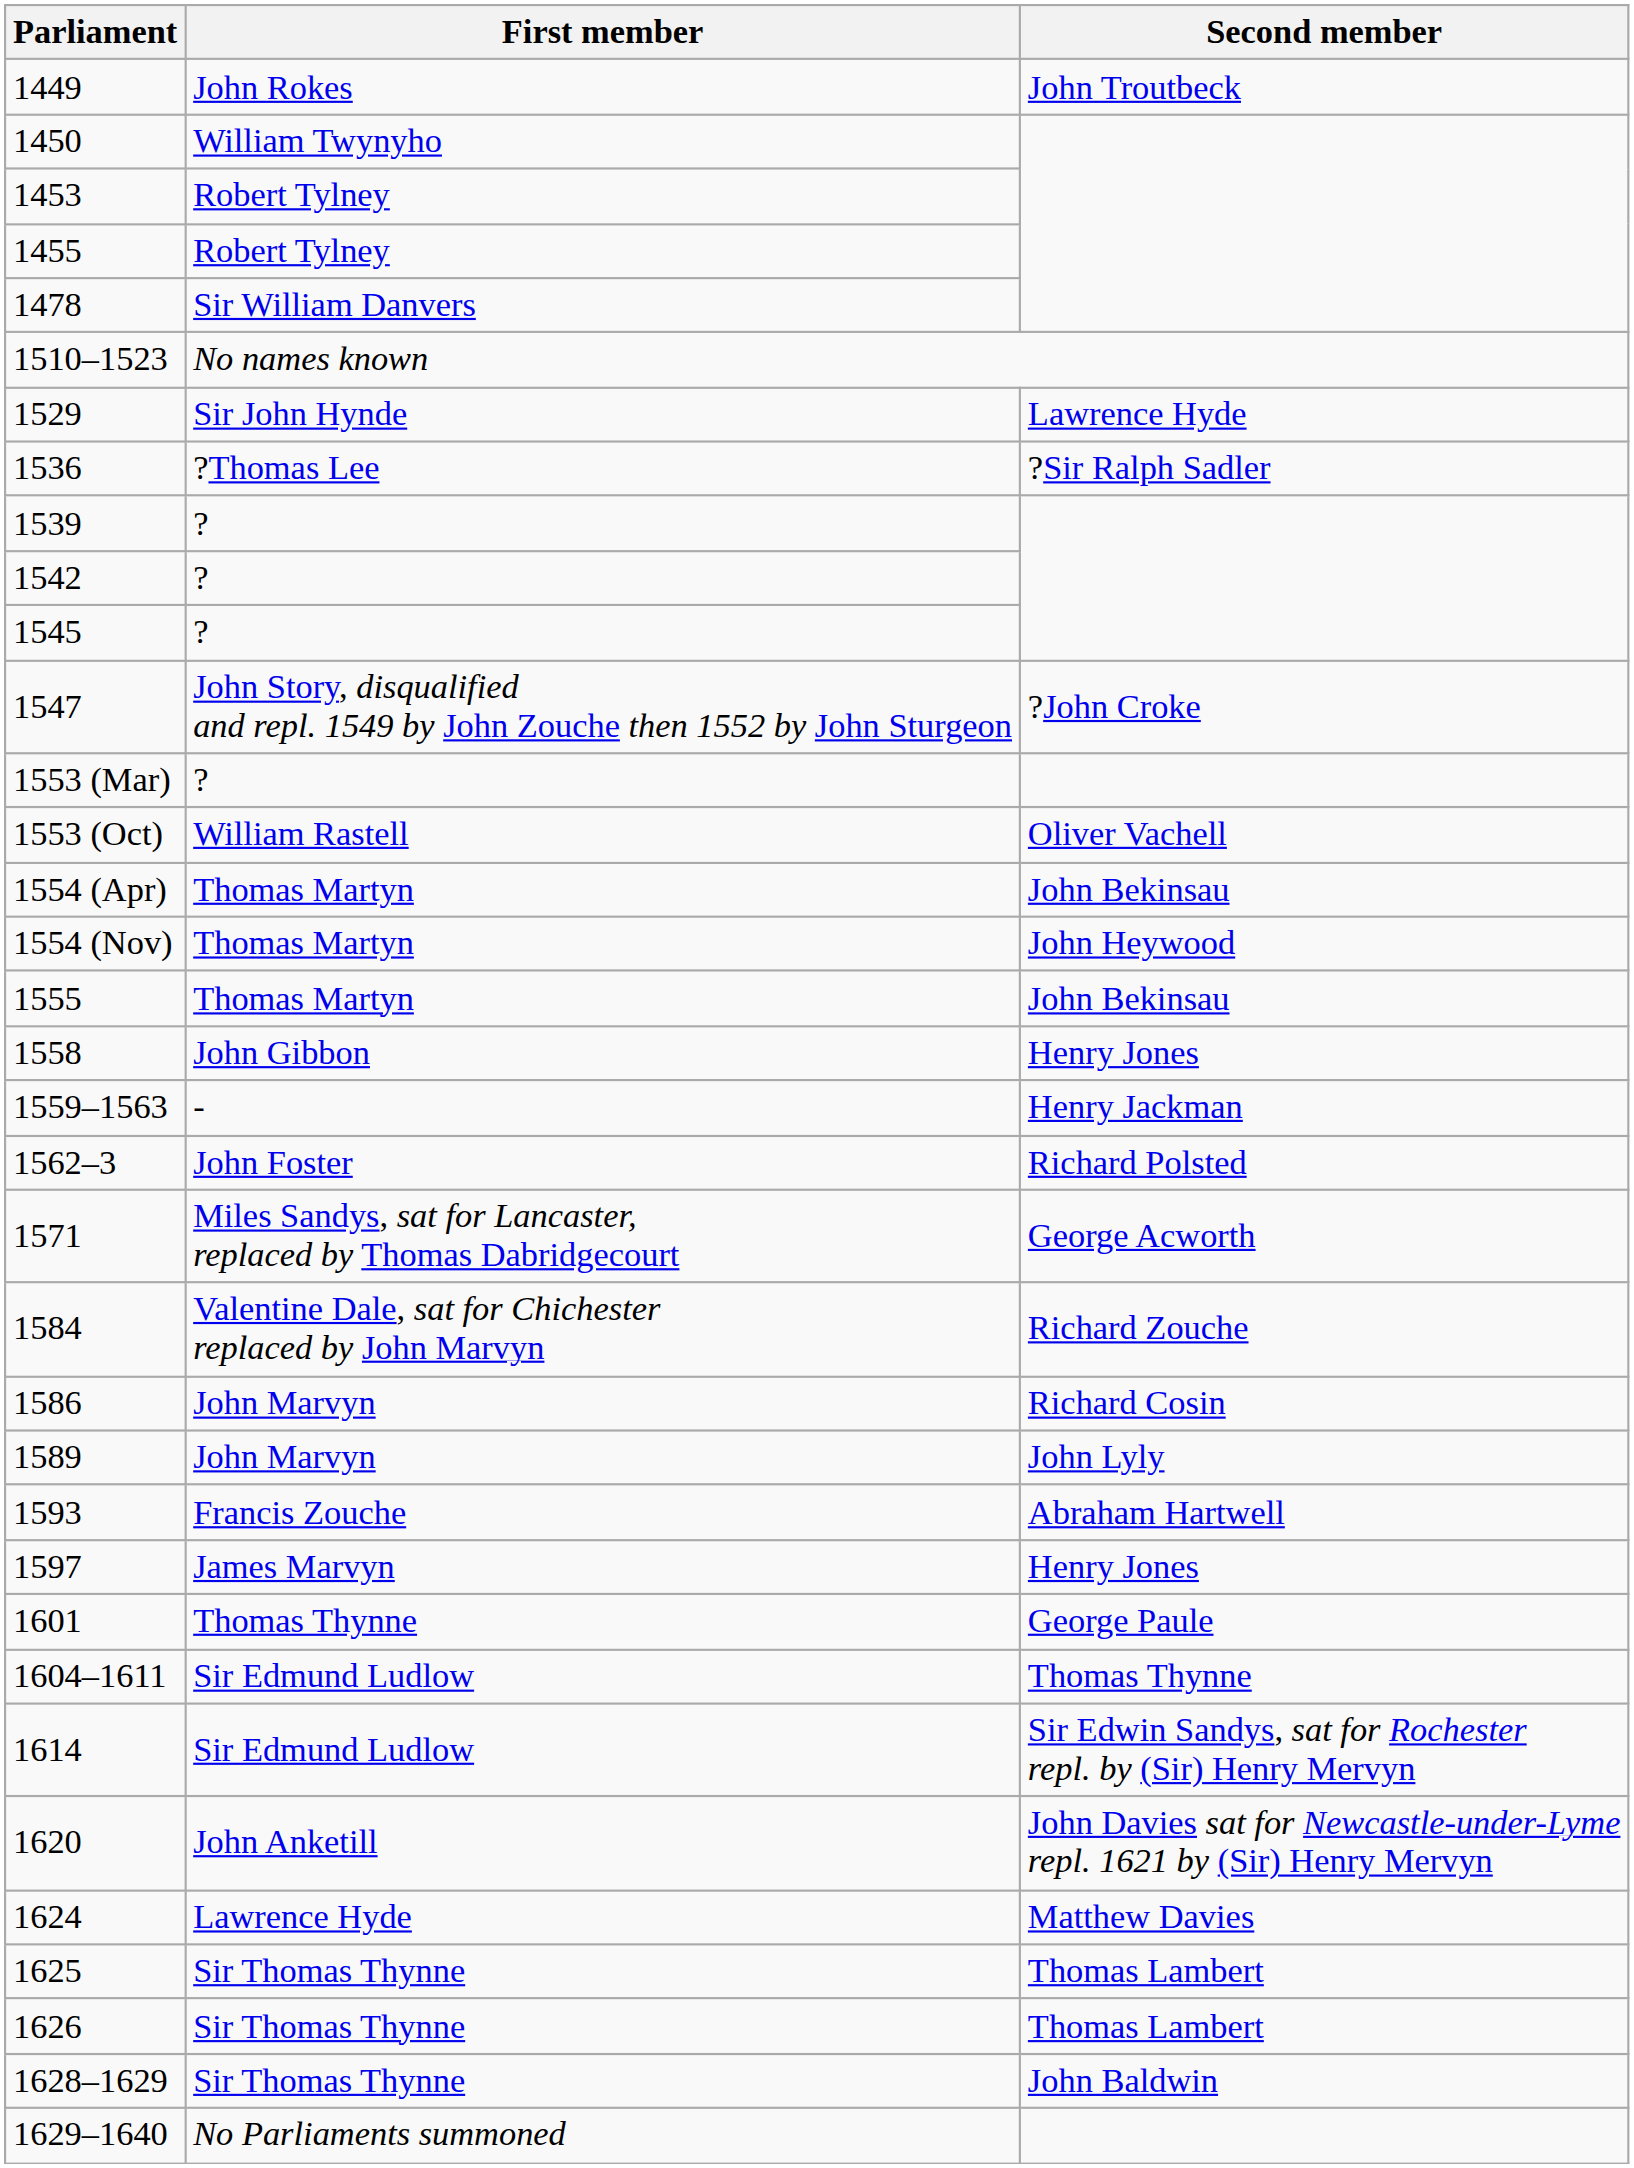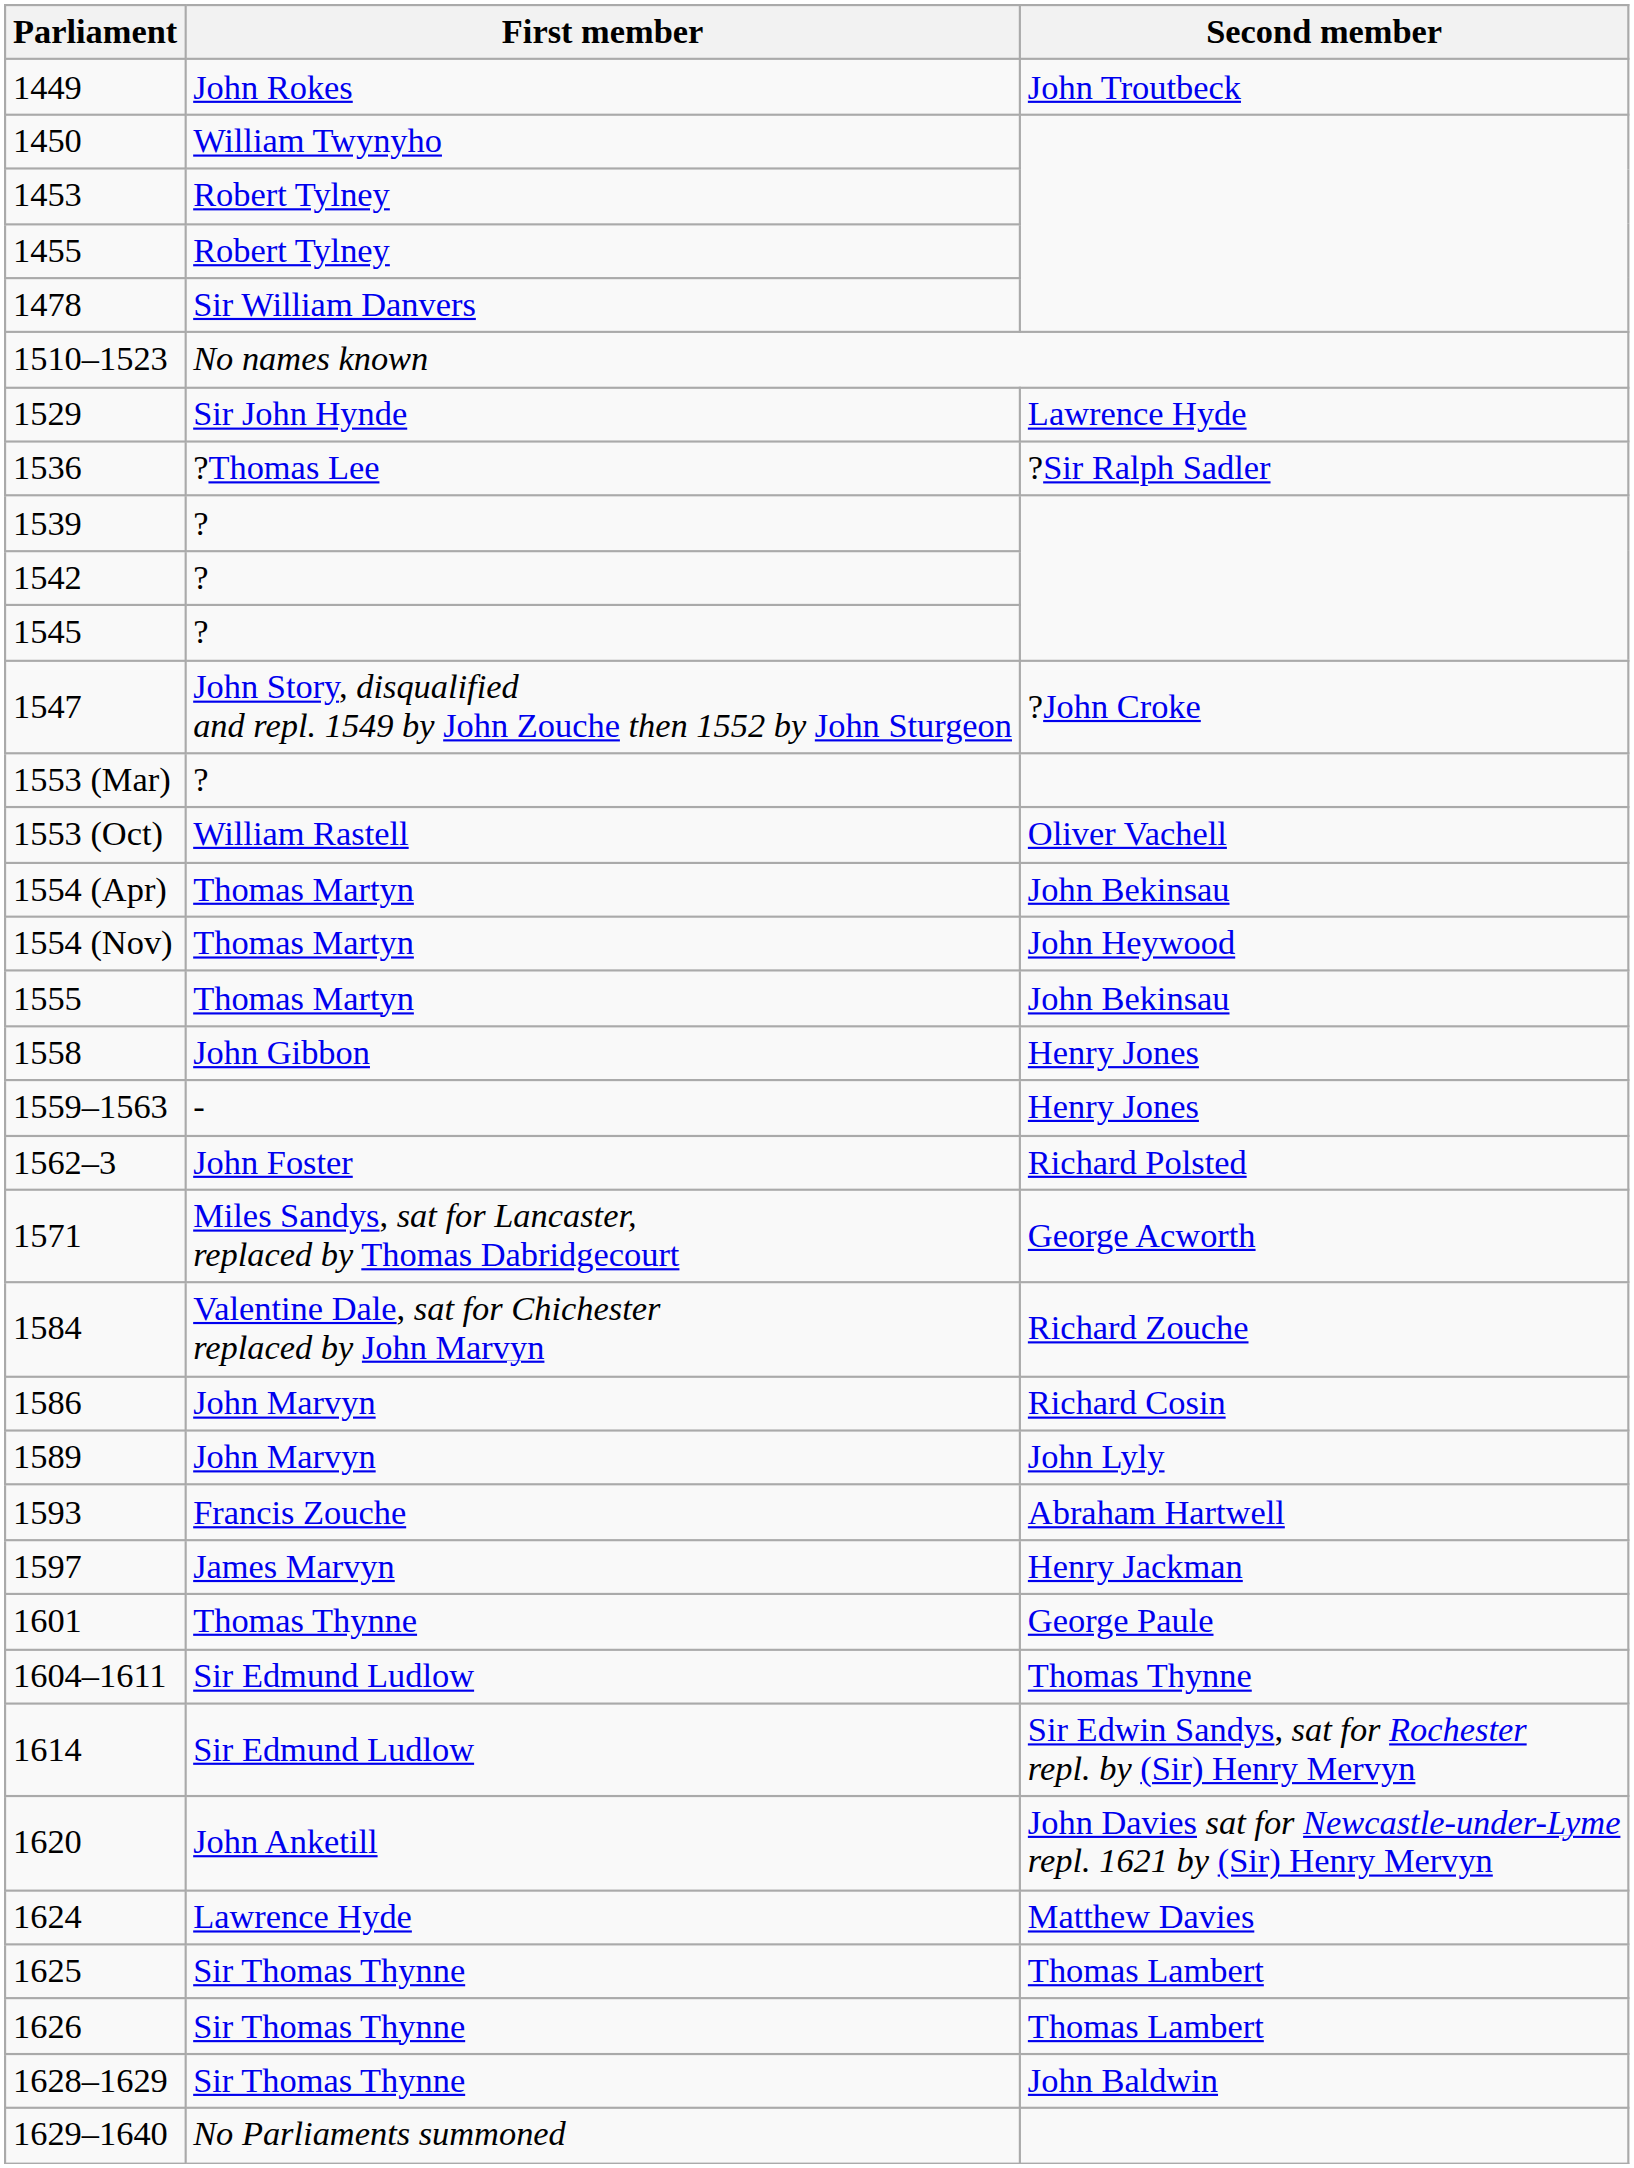(1135, 1107) Henry Jackman -> (1113, 1107) Henry Jones
(1113, 1566) Henry Jones -> (1135, 1566) Henry Jackman
